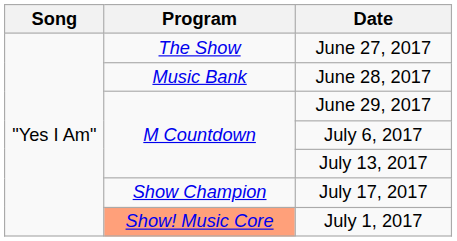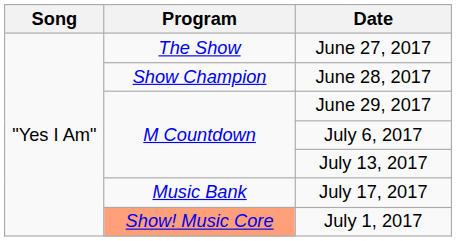(200, 76) Music Bank -> (200, 76) Show Champion
(200, 192) Show Champion -> (200, 192) Music Bank
